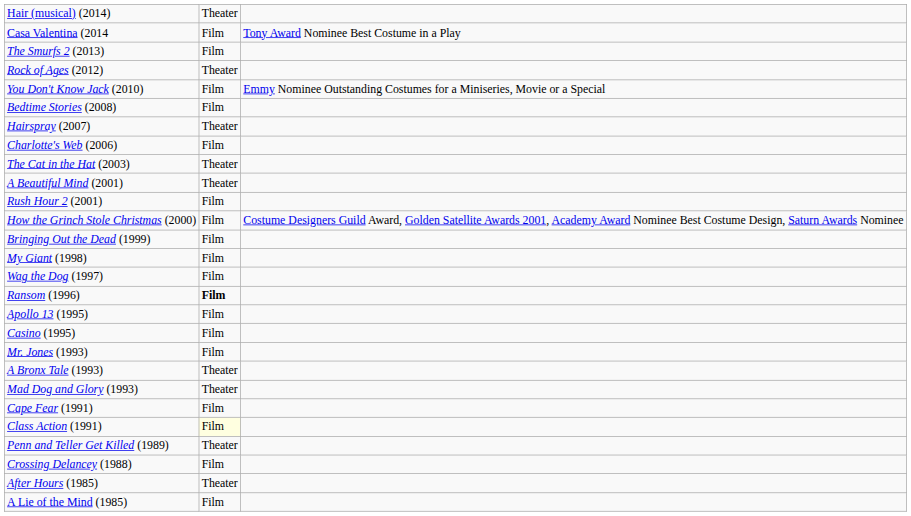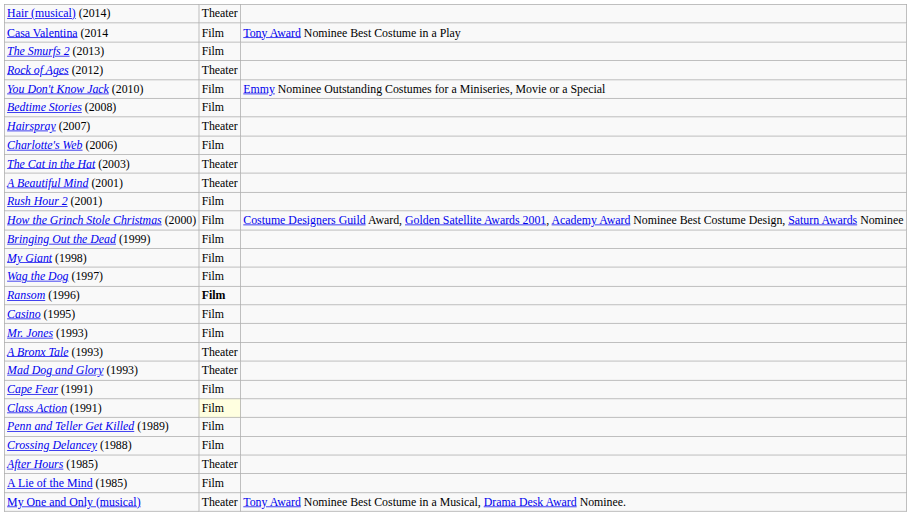- row: (48, 314)
(220, 445) Theater -> (213, 426) Film
+ row: (74, 502)
